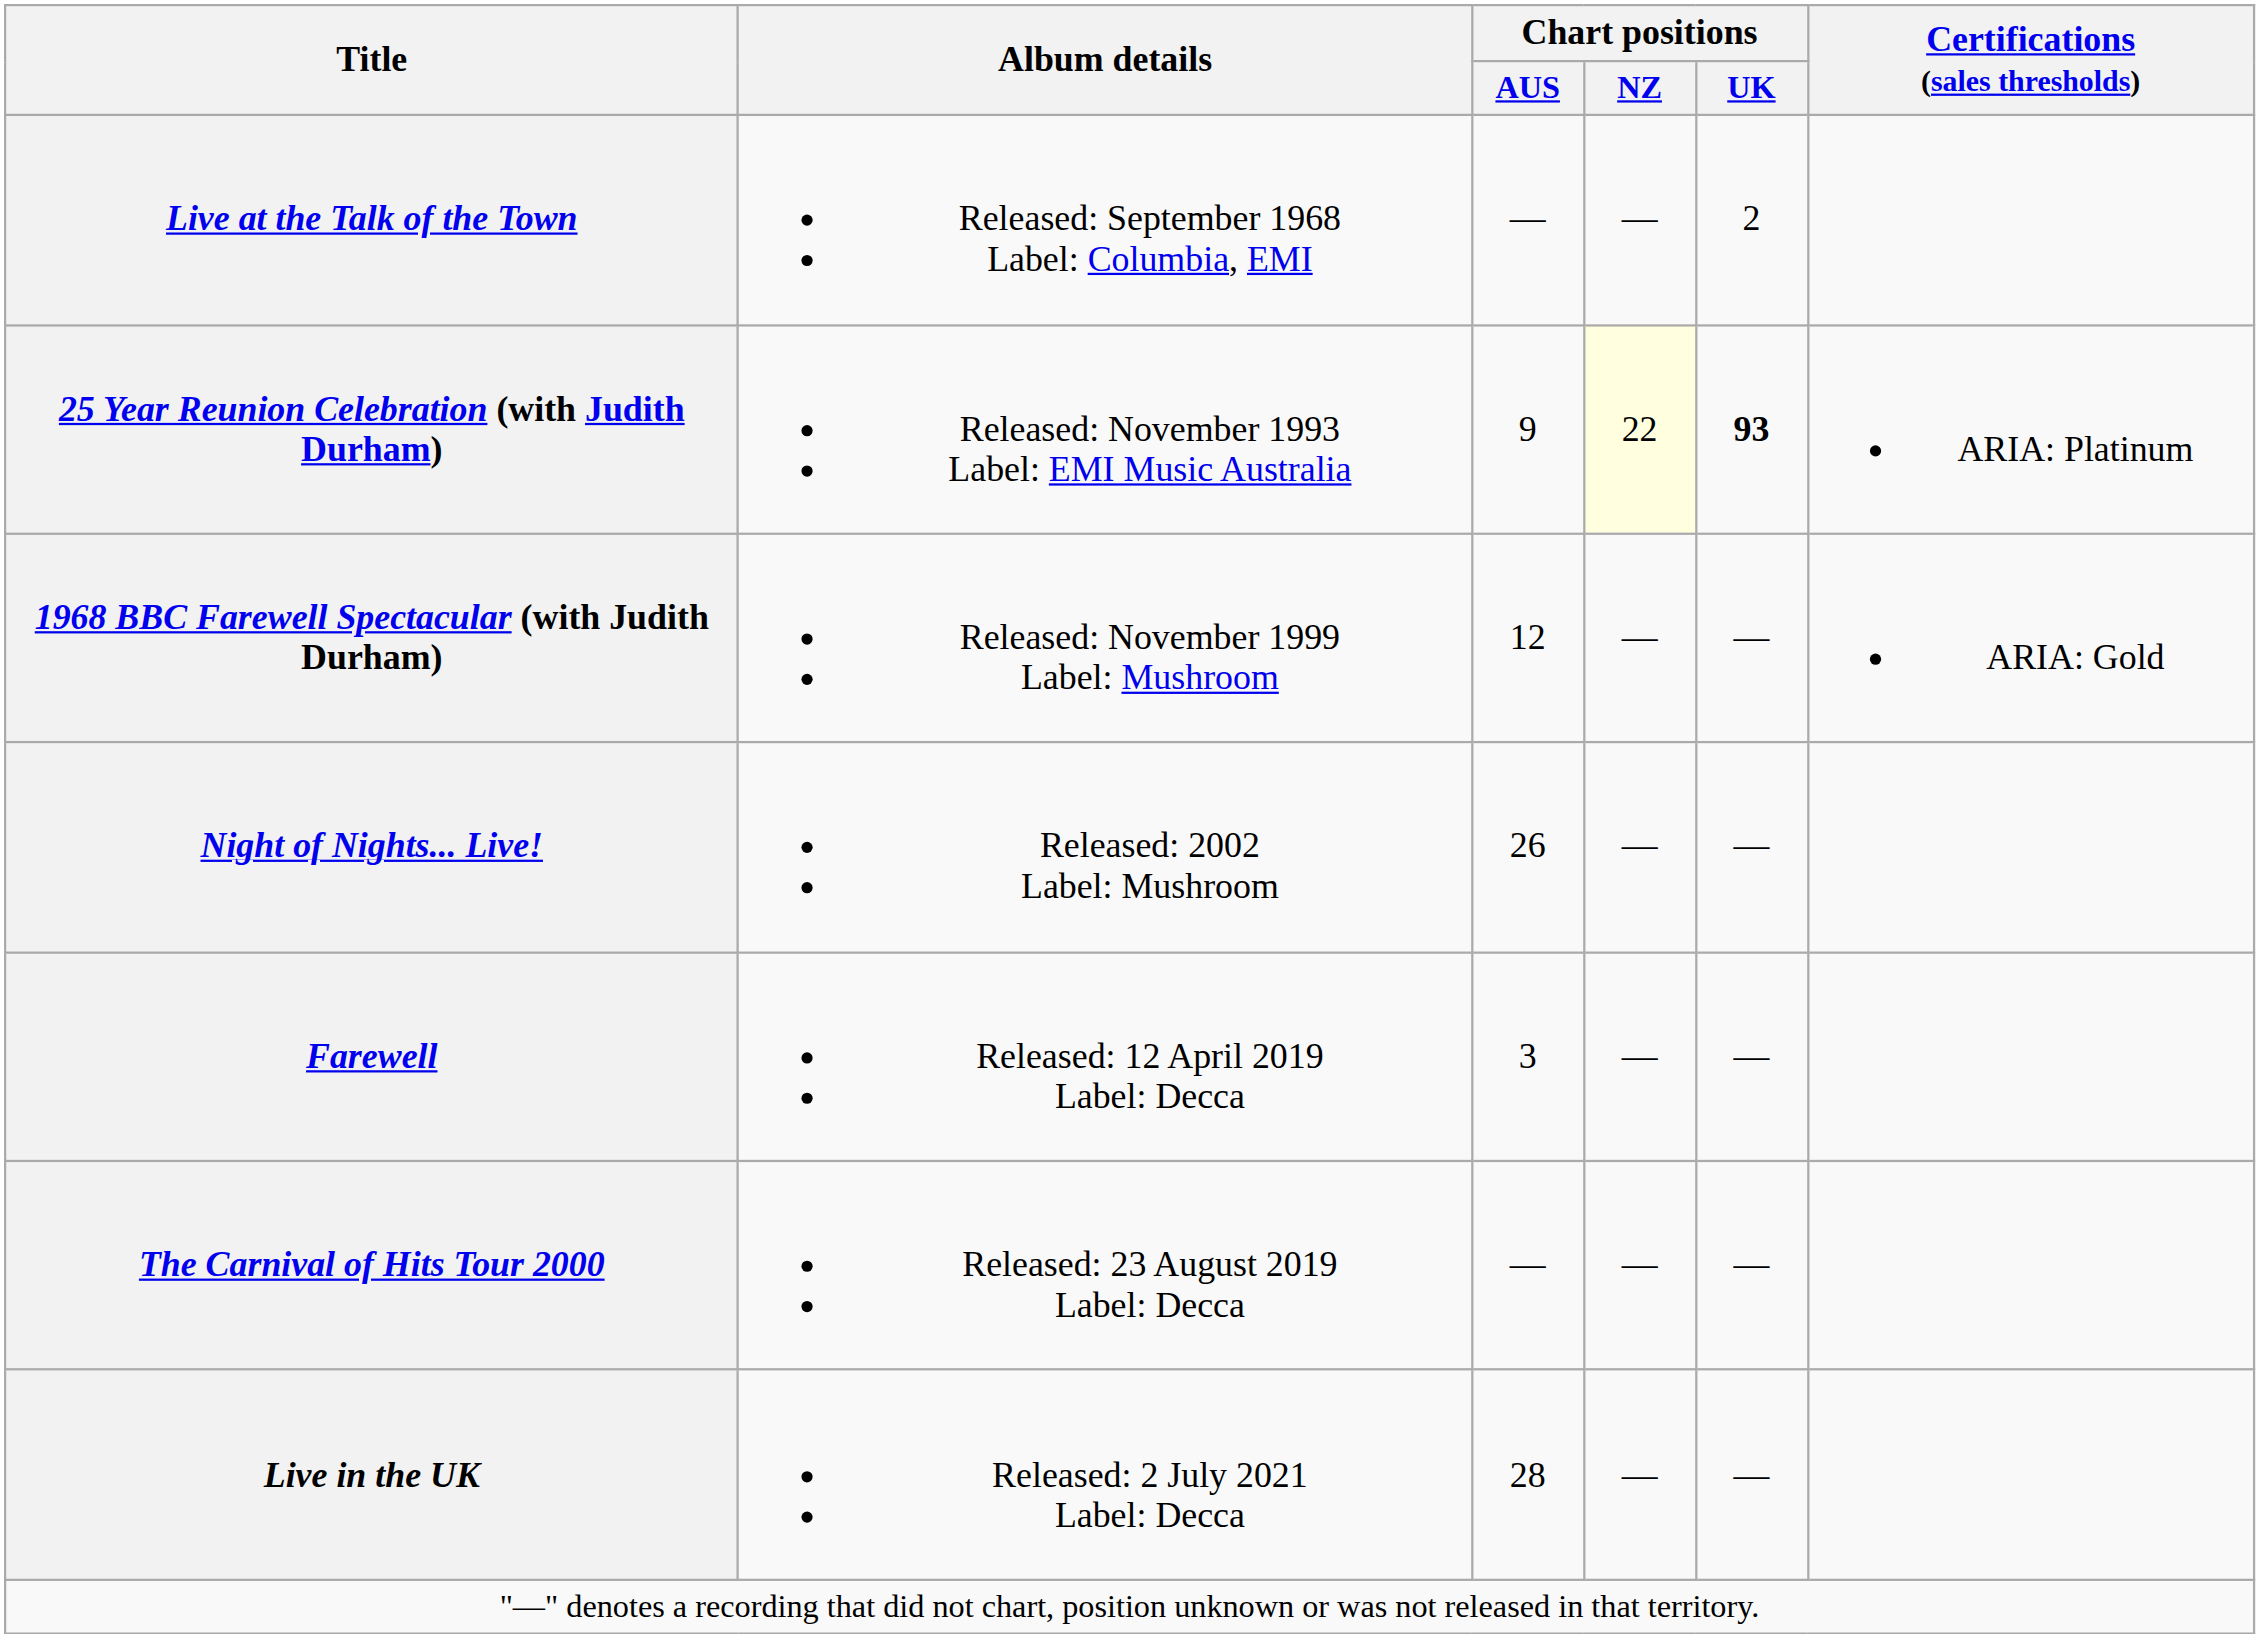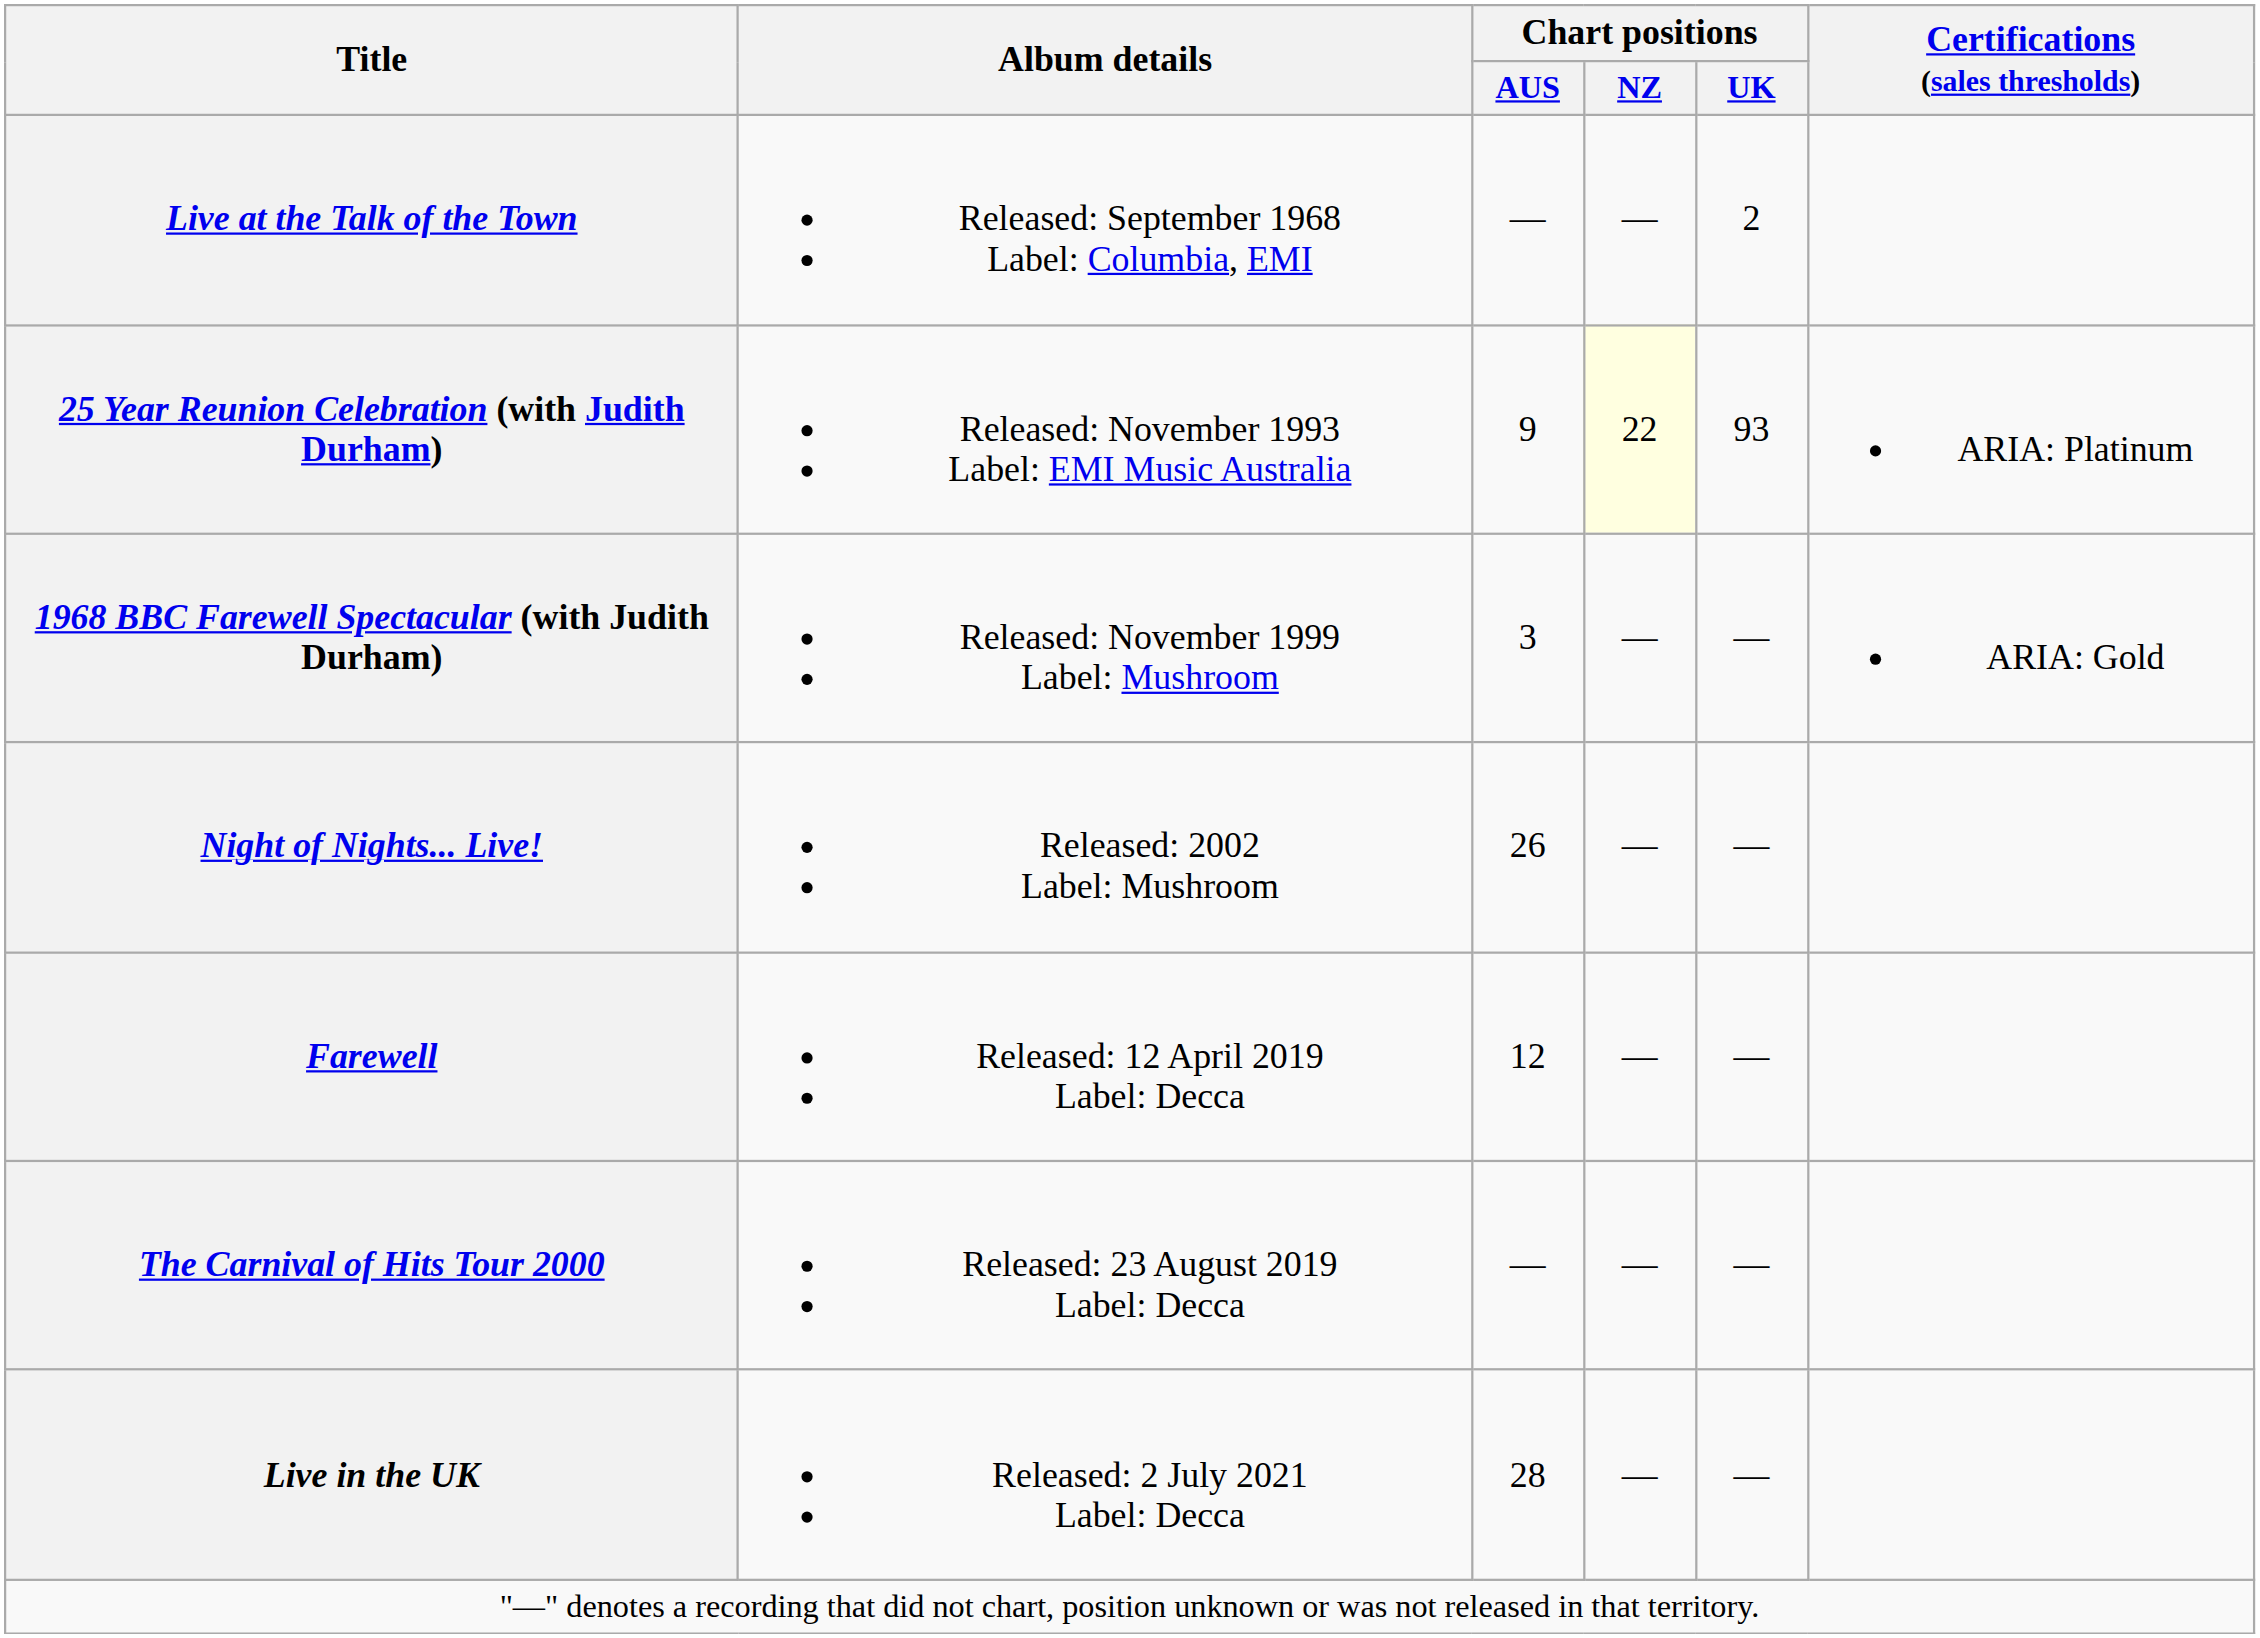(1751, 428) bold -> (1751, 428) normal
(1528, 637) 12 -> (1528, 637) 3
(1528, 1055) 3 -> (1528, 1055) 12
